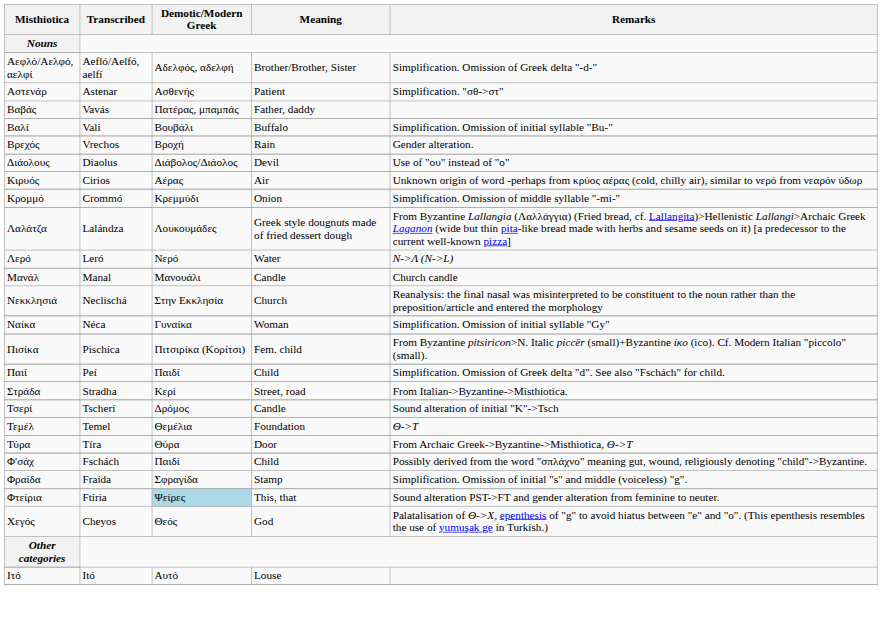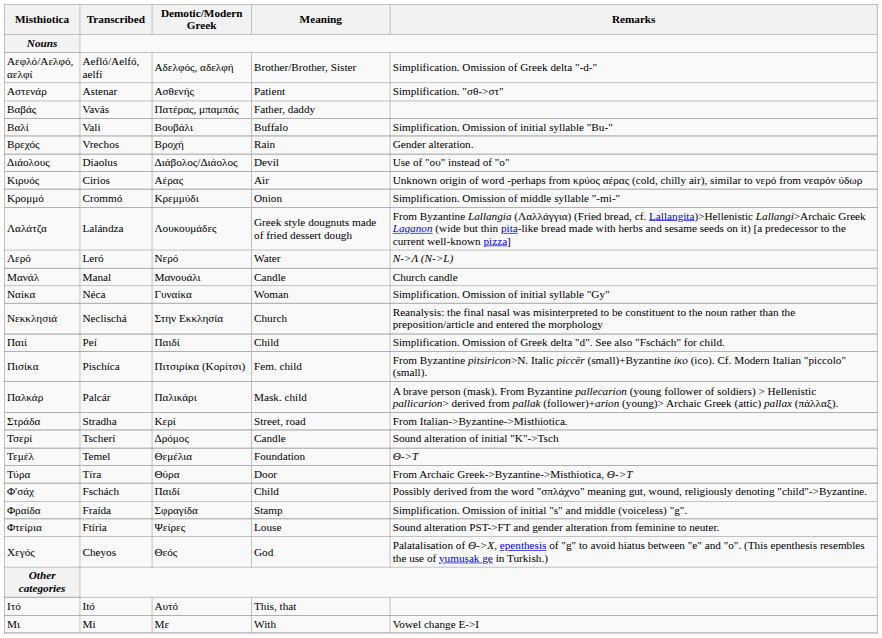rows swapped: (21, 325) <-> (32, 300)
rows swapped: (23, 349) <-> (17, 373)
+ row: (25, 397)
(170, 497) lightblue background -> (170, 527) no background
(275, 497) This, that -> (268, 527) Louse
(268, 576) Louse -> (275, 606) This, that
+ row: (13, 624)
